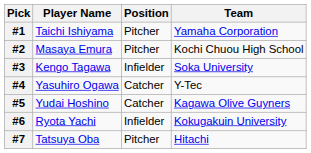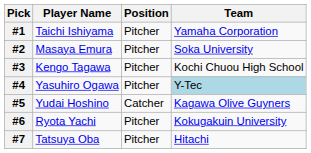(239, 49) Kochi Chuou High School -> (213, 49) Soka University
(144, 67) Infielder -> (142, 67) Pitcher
(213, 67) Soka University -> (239, 67) Kochi Chuou High School
(144, 85) Catcher -> (142, 85) Pitcher
(188, 85) no background -> (188, 85) lightblue background
(144, 121) Infielder -> (142, 121) Pitcher
